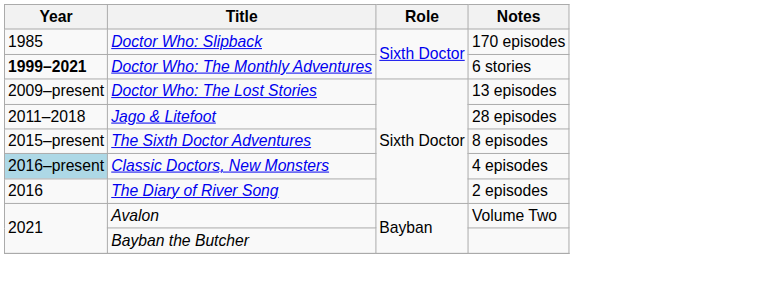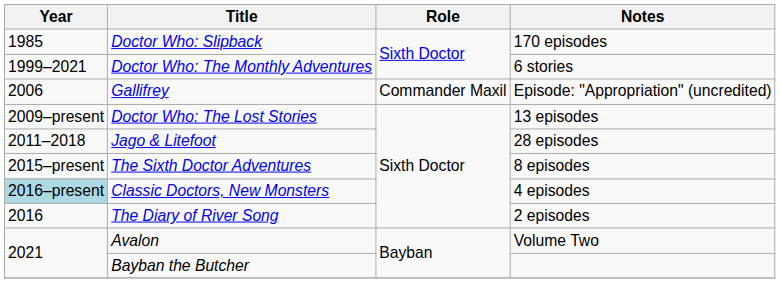(47, 66) bold -> (47, 66) normal
+ row: (140, 91)
